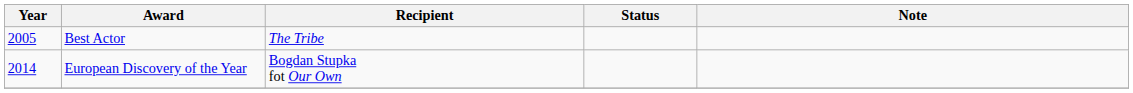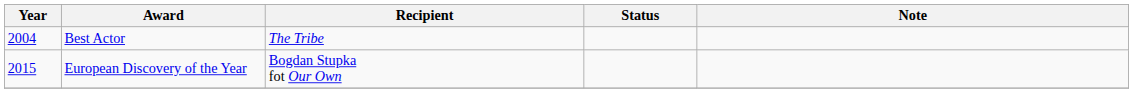(22, 38) 2005 -> (22, 38) 2004
(22, 68) 2014 -> (22, 68) 2015
